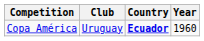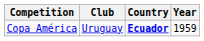(185, 28) 1960 -> (185, 28) 1959
